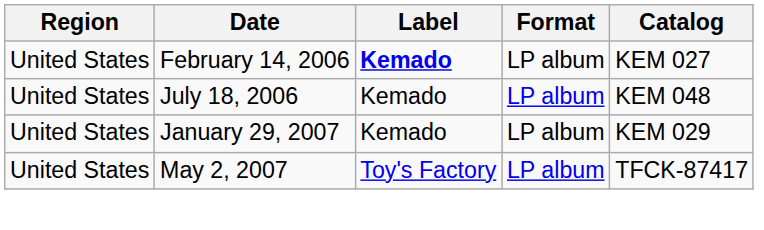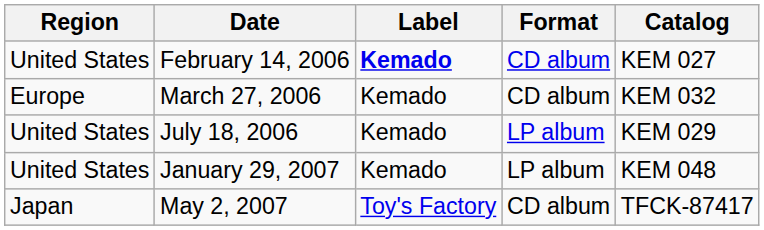(556, 59) LP album -> (559, 59) CD album
+ row: (241, 96)
(663, 96) KEM 048 -> (669, 133) KEM 029
(663, 133) KEM 029 -> (669, 170) KEM 048
(80, 170) United States -> (42, 206) Japan
(556, 170) LP album -> (559, 206) CD album
